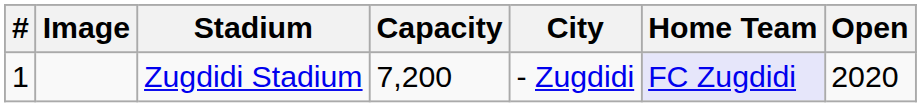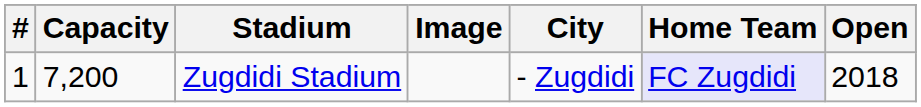columns swapped: (86, 28) <-> (440, 28)
(865, 76) 2020 -> (865, 76) 2018
